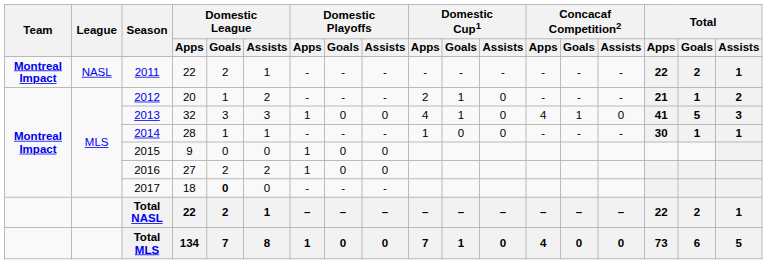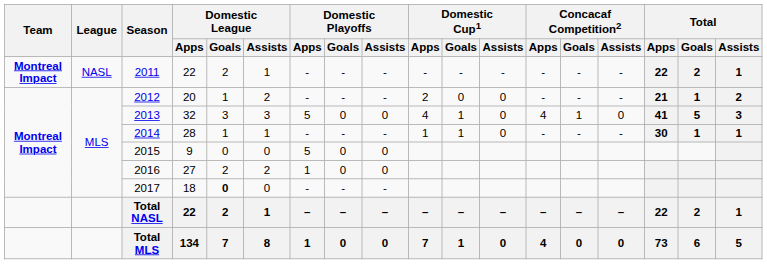(461, 97) 1 -> (461, 97) 0
(307, 115) 1 -> (307, 115) 5
(461, 134) 0 -> (461, 134) 1
(307, 152) 1 -> (307, 152) 5
